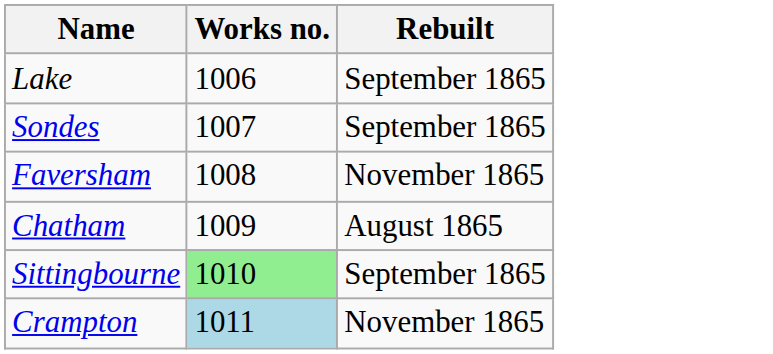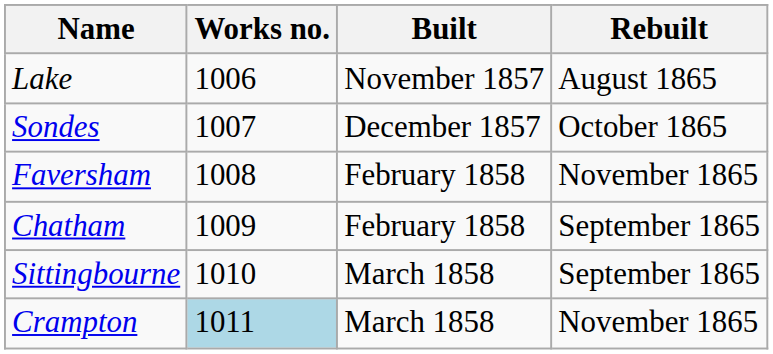+ column: (444, 28)
(445, 77) September 1865 -> (638, 77) August 1865
(445, 126) September 1865 -> (643, 126) October 1865
(424, 224) August 1865 -> (659, 224) September 1865
(225, 273) lightgreen background -> (225, 273) no background
